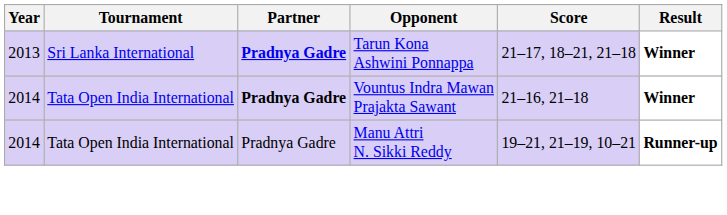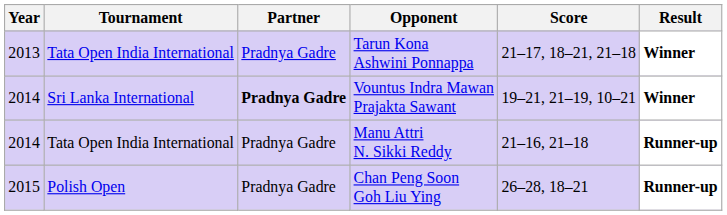(121, 53) Sri Lanka International -> (141, 53) Tata Open India International
(294, 53) bold -> (289, 53) normal
(141, 98) Tata Open India International -> (121, 98) Sri Lanka International
(545, 98) 21–16, 21–18 -> (569, 98) 19–21, 21–19, 10–21
(569, 143) 19–21, 21–19, 10–21 -> (545, 143) 21–16, 21–18
+ row: (406, 187)
